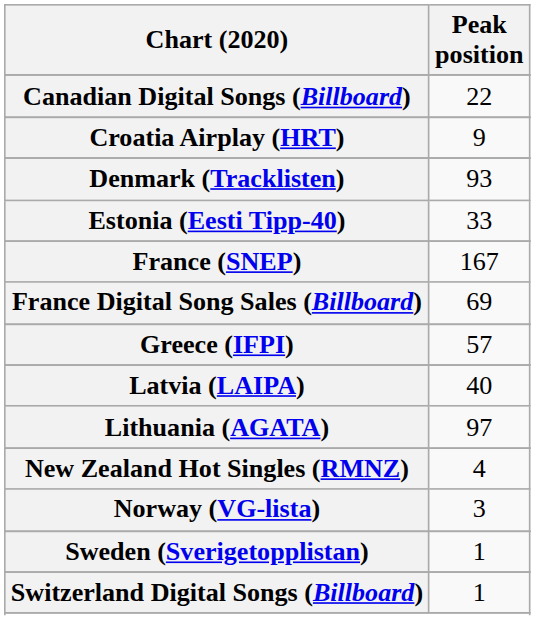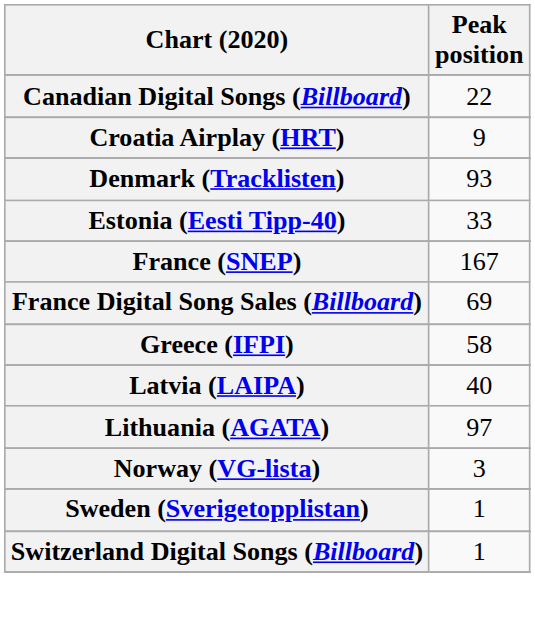(479, 344) 57 -> (479, 344) 58
- row: (217, 468)
